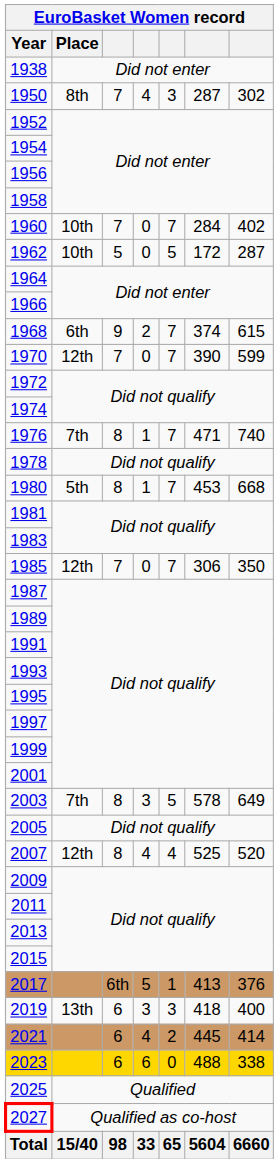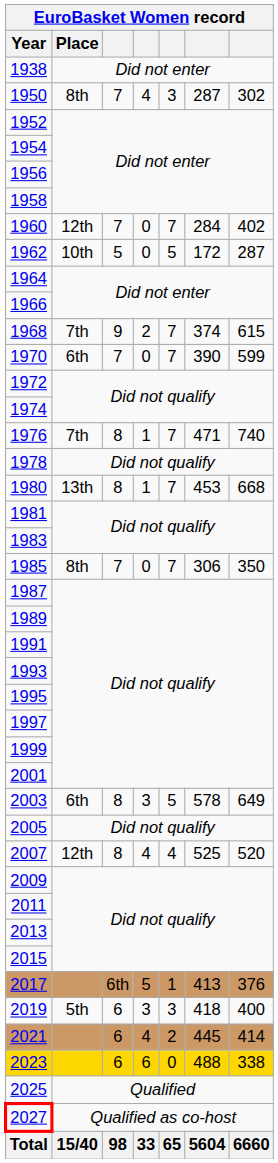(77, 226) 10th -> (77, 226) 12th
(77, 331) 6th -> (77, 331) 7th
(77, 357) 12th -> (77, 357) 6th
(77, 488) 5th -> (77, 488) 13th
(77, 566) 12th -> (77, 566) 8th
(77, 801) 7th -> (77, 801) 6th
(77, 1010) 13th -> (77, 1010) 5th
